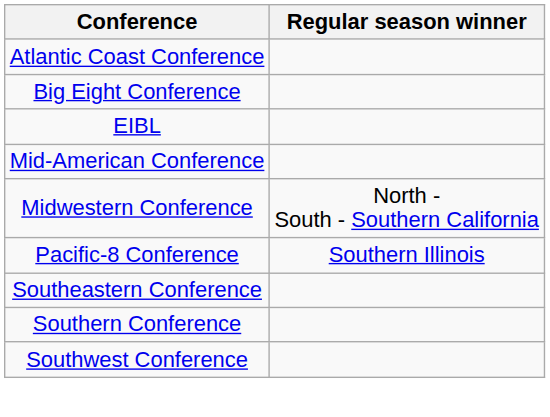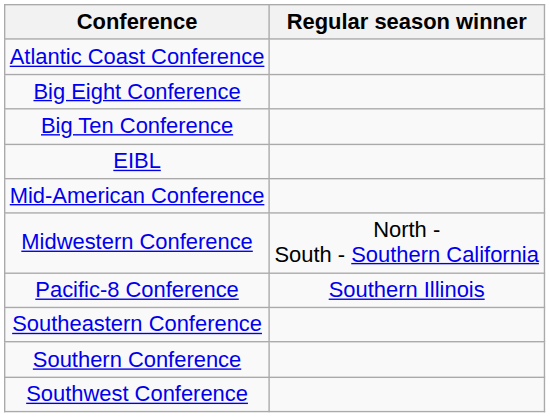+ row: (137, 126)
